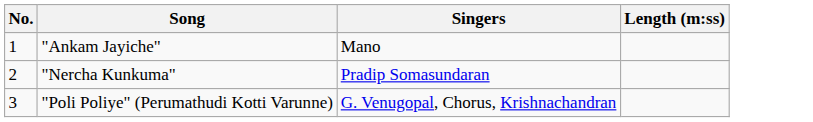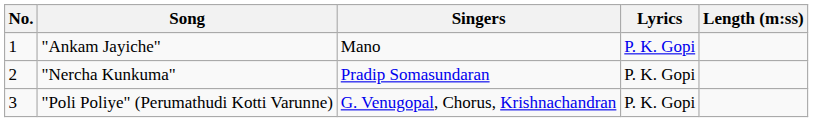+ column: (660, 18)
